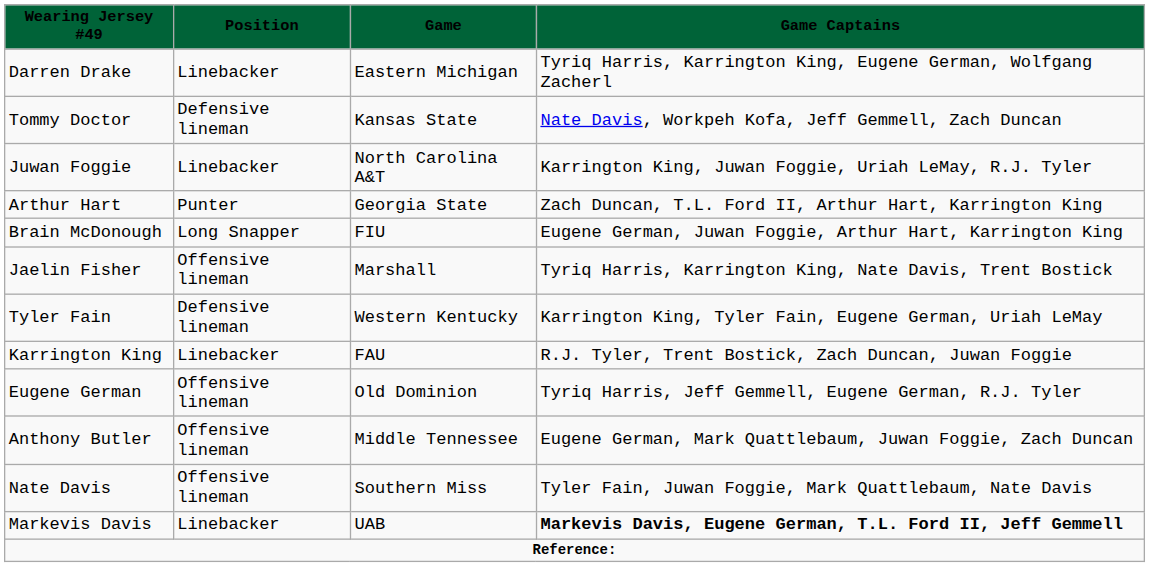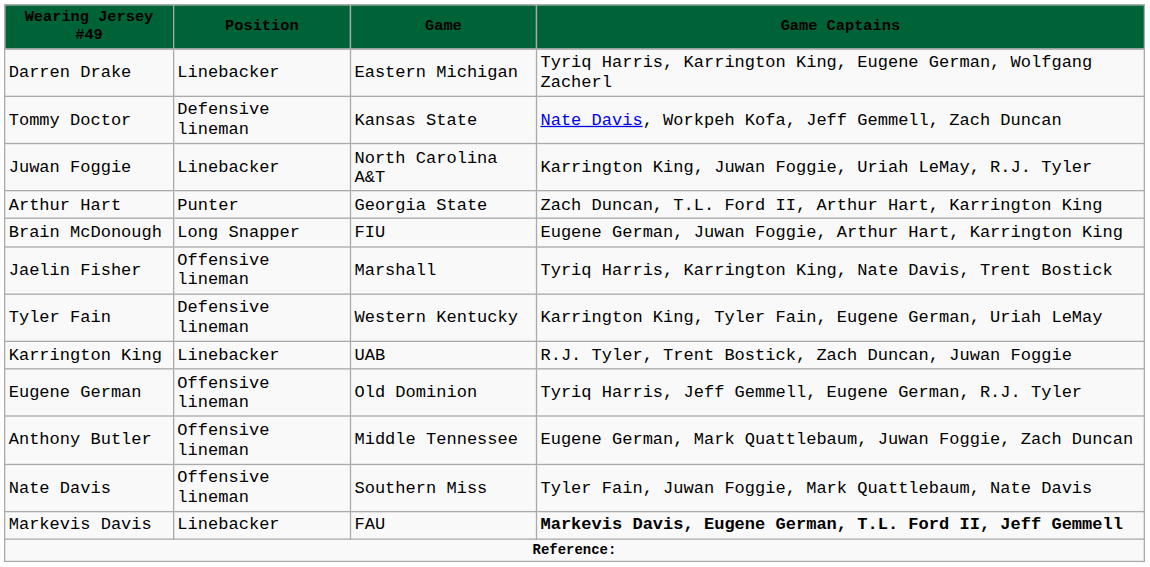(370, 355) FAU -> (370, 355) UAB
(370, 525) UAB -> (370, 525) FAU
